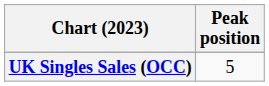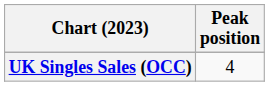(230, 66) 5 -> (230, 66) 4
